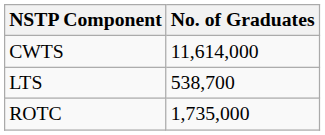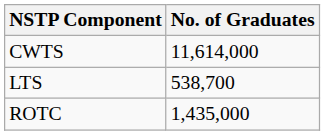(210, 113) 1,735,000 -> (210, 113) 1,435,000
